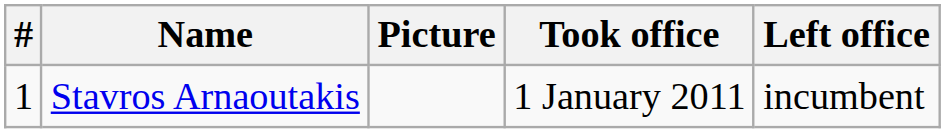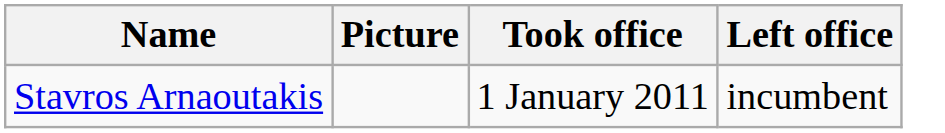- column: (24, 34)
